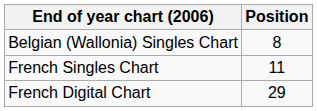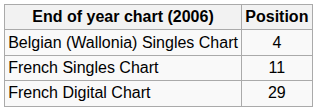(277, 42) 8 -> (277, 42) 4
